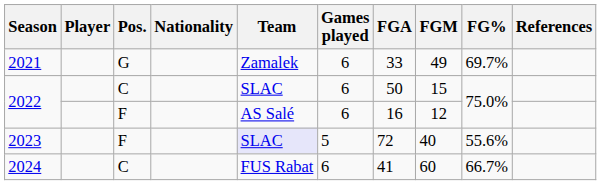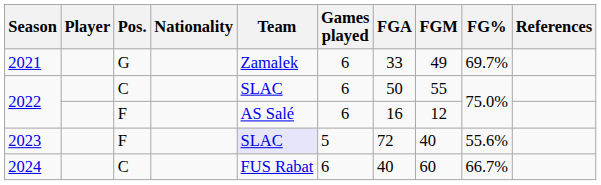(439, 88) 15 -> (439, 88) 55
(385, 166) 41 -> (385, 166) 40
